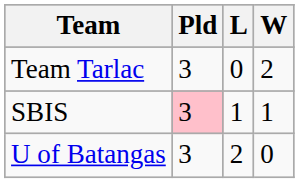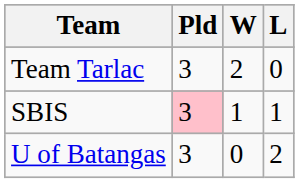columns swapped: (274, 25) <-> (239, 25)
